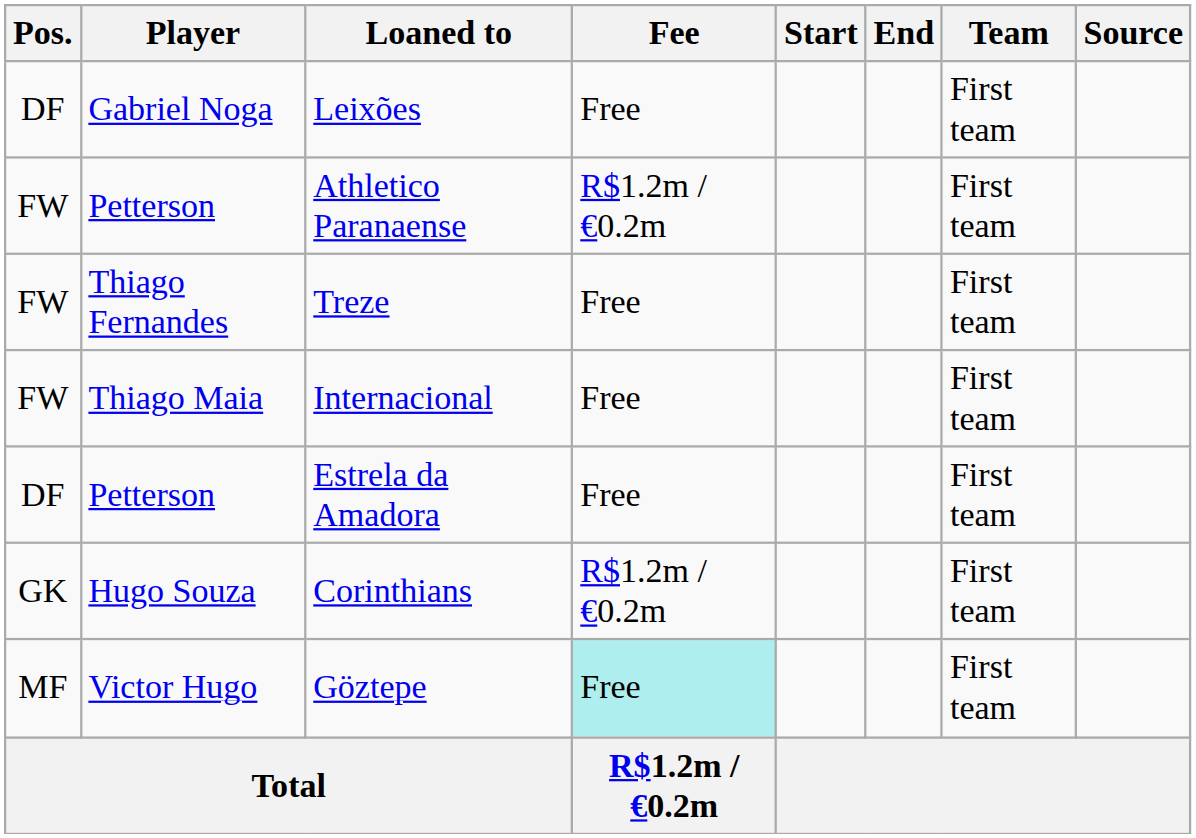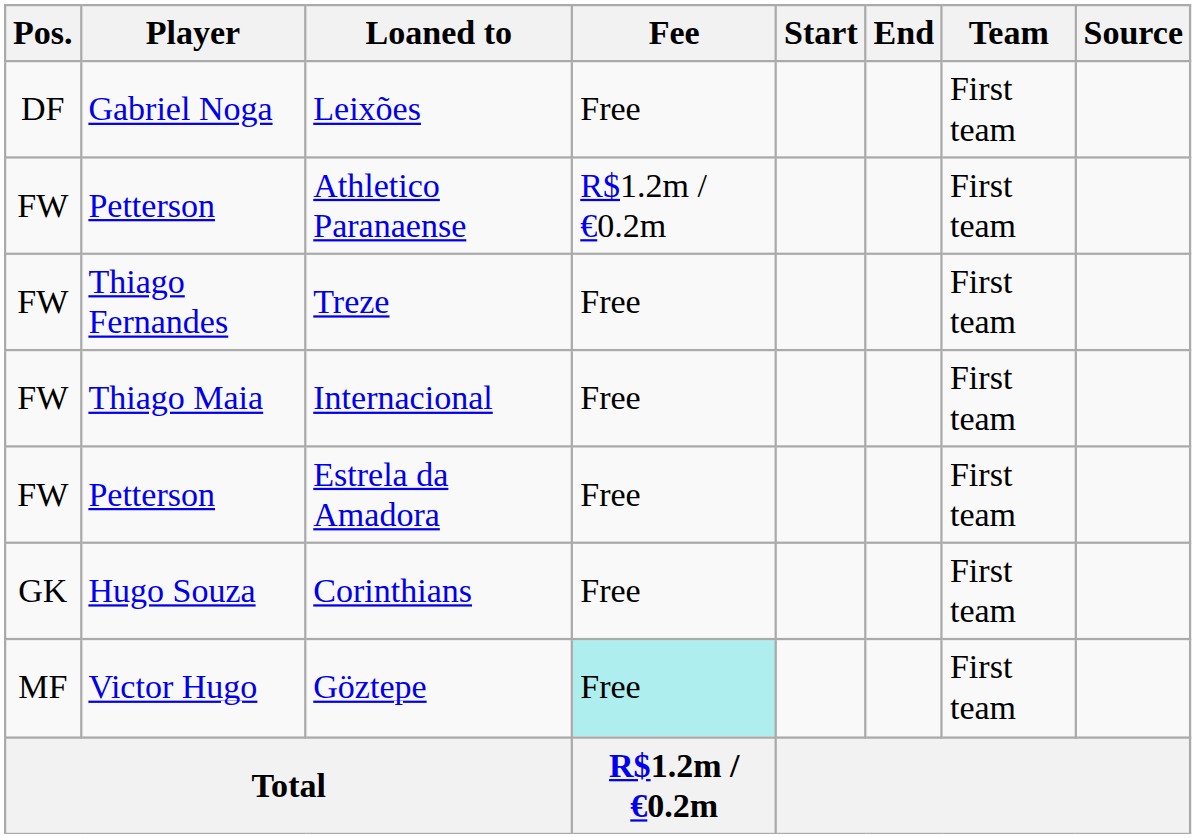(43, 494) DF -> (43, 494) FW
(644, 591) R$1.2m / €0.2m -> (611, 591) Free
